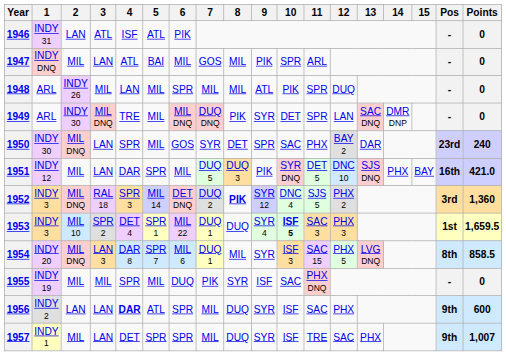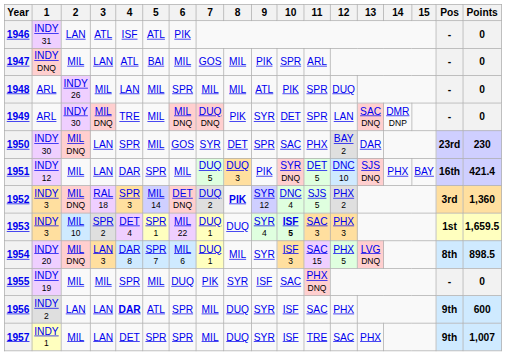(482, 145) 240 -> (482, 145) 230
(482, 172) 421.0 -> (482, 172) 421.4
(482, 255) 858.5 -> (482, 255) 898.5
